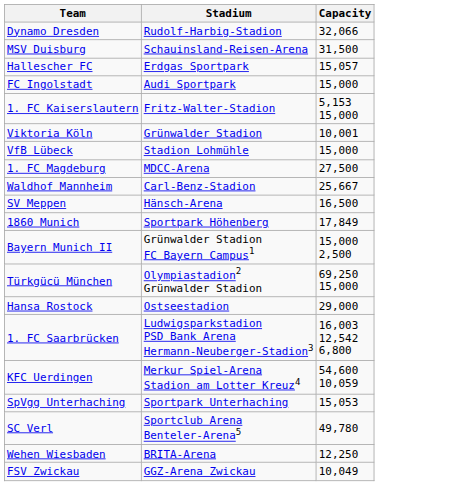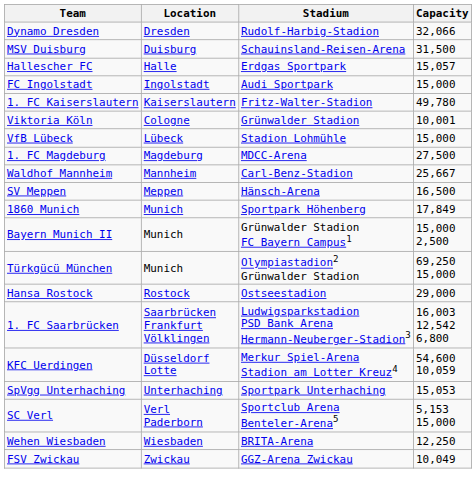+ column: (190, 13)
(338, 109) 5,153 15,000 -> (436, 102) 49,780
(338, 428) 49,780 -> (436, 416) 5,153 15,000
